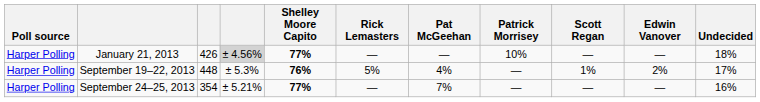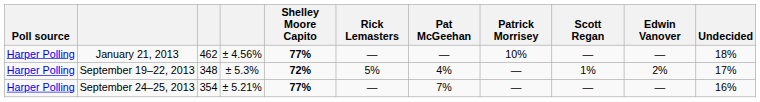(209, 54) 426 -> (209, 54) 462
(242, 54) lightgrey background -> (242, 54) no background
(209, 71) 448 -> (209, 71) 348
(300, 71) 76% -> (300, 71) 72%
